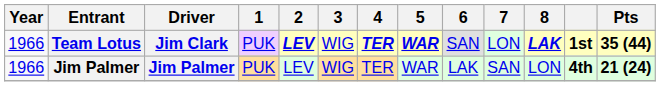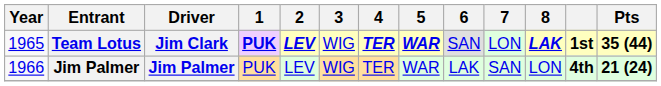(26, 43) 1966 -> (26, 43) 1965
(259, 43) normal -> (259, 43) bold
